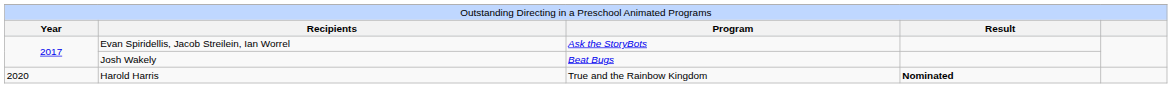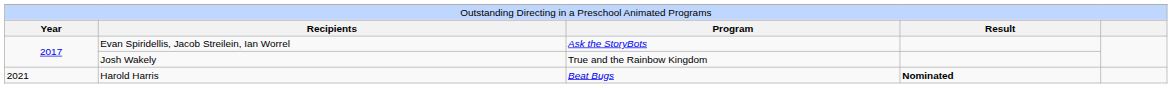(591, 60) Beat Bugs -> (638, 60) True and the Rainbow Kingdom
(18, 75) 2020 -> (18, 75) 2021
(638, 75) True and the Rainbow Kingdom -> (591, 75) Beat Bugs
